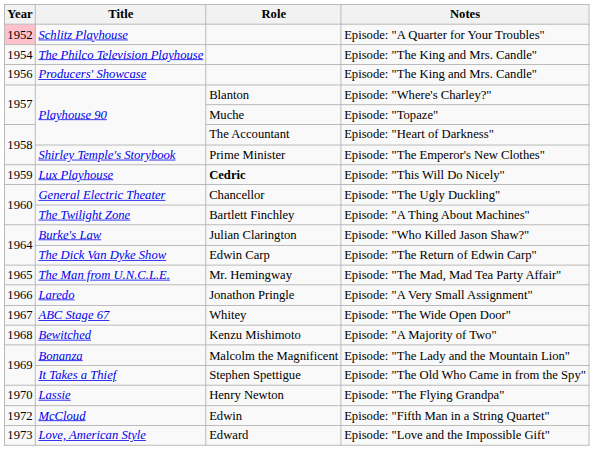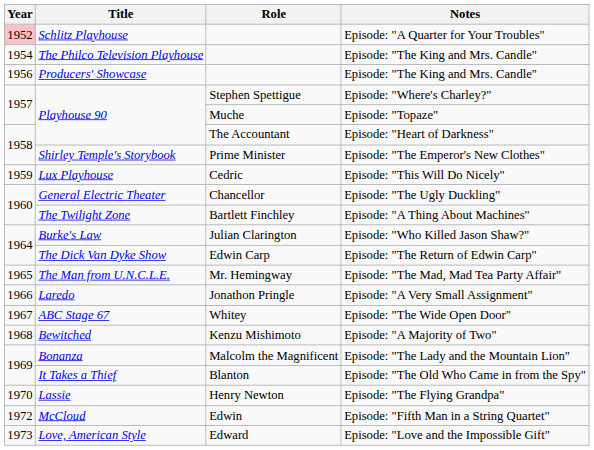(229, 94) Blanton -> (255, 94) Stephen Spettigue
(227, 174) bold -> (226, 174) normal
(255, 375) Stephen Spettigue -> (229, 375) Blanton
